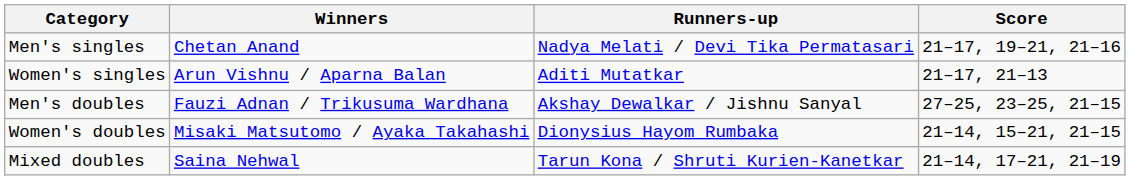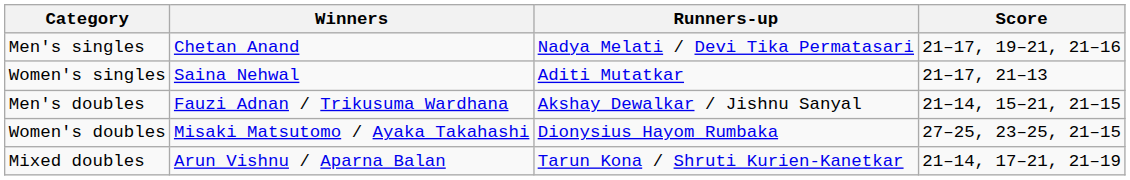(310, 76) Arun Vishnu / Aparna Balan -> (237, 76) Saina Nehwal
(1022, 104) 27–25, 23–25, 21–15 -> (1022, 104) 21–14, 15–21, 21–15
(1022, 132) 21–14, 15–21, 21–15 -> (1022, 132) 27–25, 23–25, 21–15
(237, 161) Saina Nehwal -> (310, 161) Arun Vishnu / Aparna Balan
